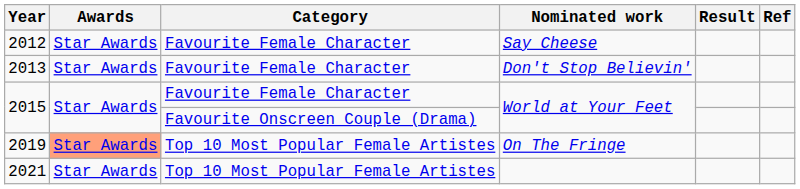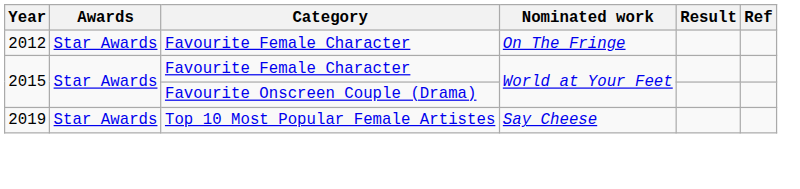(550, 43) Say Cheese -> (564, 43) On The Fringe
- row: (27, 69)
(106, 146) lightsalmon background -> (106, 120) no background
(564, 146) On The Fringe -> (550, 120) Say Cheese
- row: (27, 171)
